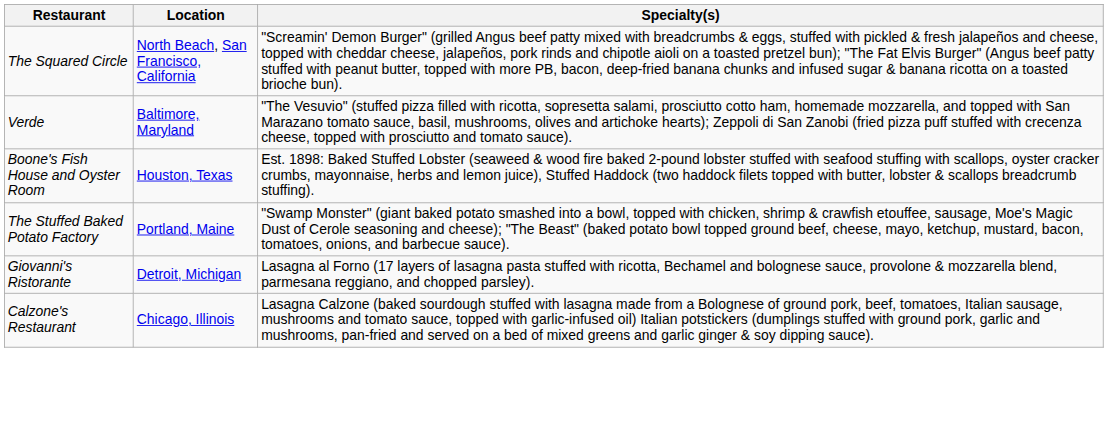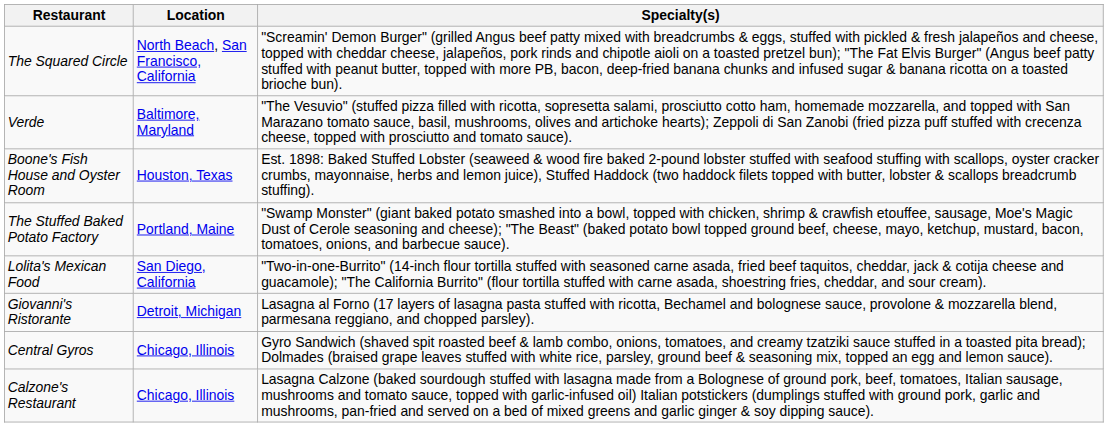+ row: (57, 274)
+ row: (51, 350)
